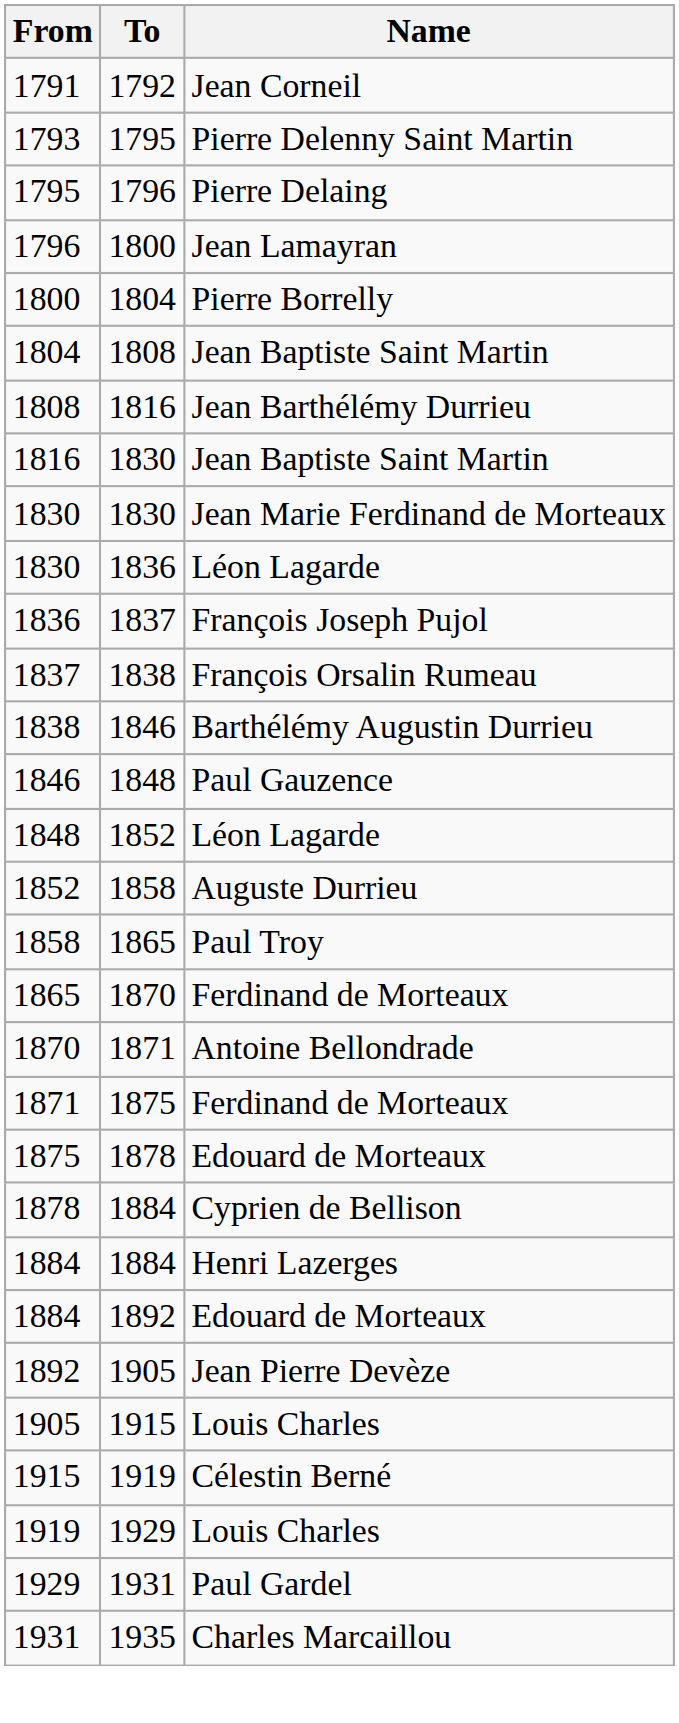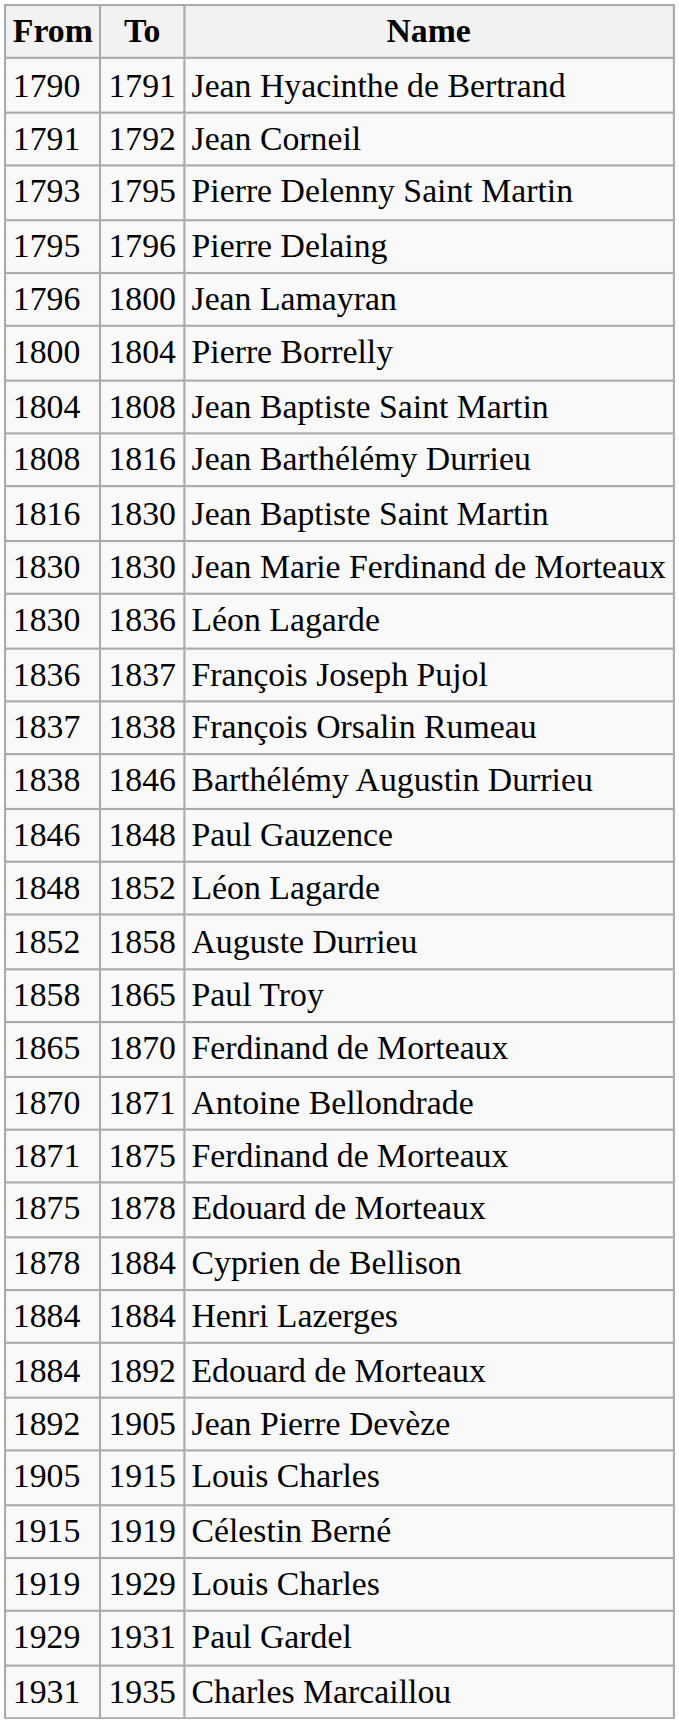+ row: (47, 84)
